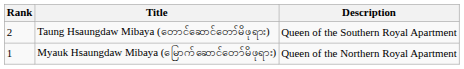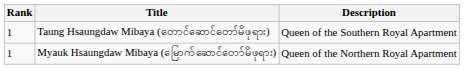(10, 32) 2 -> (10, 32) 1
